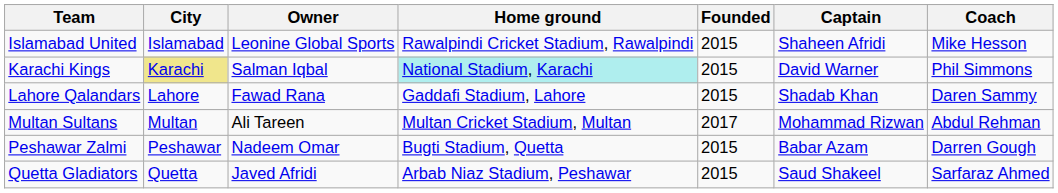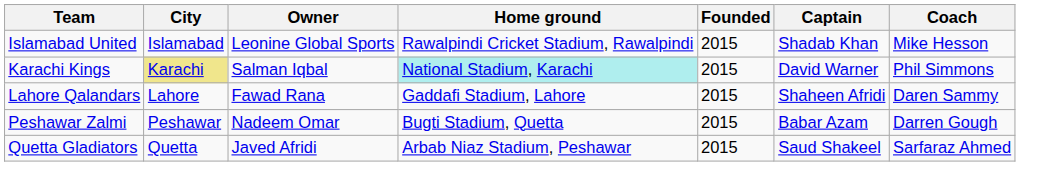(832, 43) Shaheen Afridi -> (828, 43) Shadab Khan
(828, 95) Shadab Khan -> (832, 95) Shaheen Afridi
- row: (63, 122)
